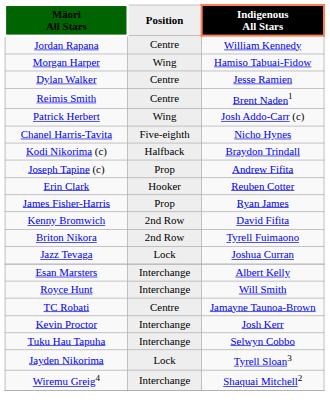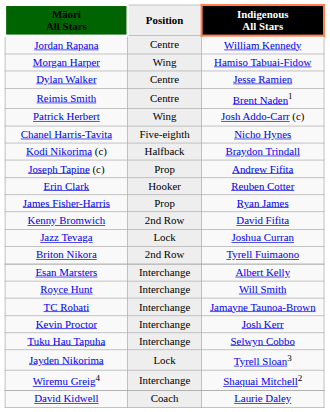rows swapped: (66, 238) <-> (66, 255)
(165, 307) Centre -> (165, 307) Interchange
+ row: (66, 399)
